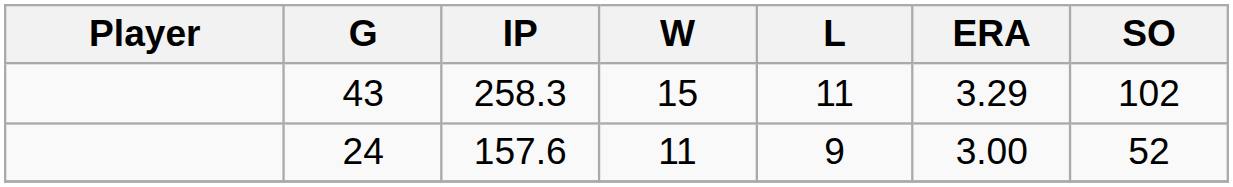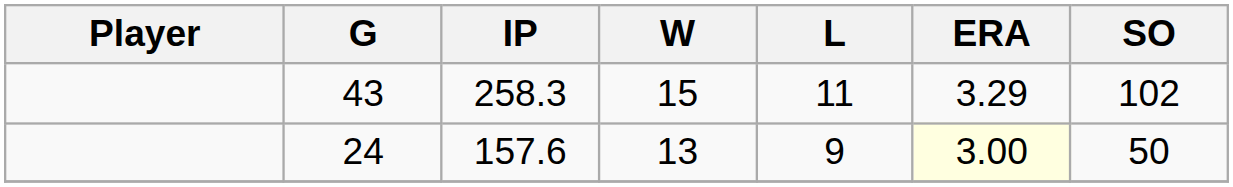(677, 151) 11 -> (677, 151) 13
(992, 151) no background -> (992, 151) lightyellow background
(1149, 151) 52 -> (1149, 151) 50
